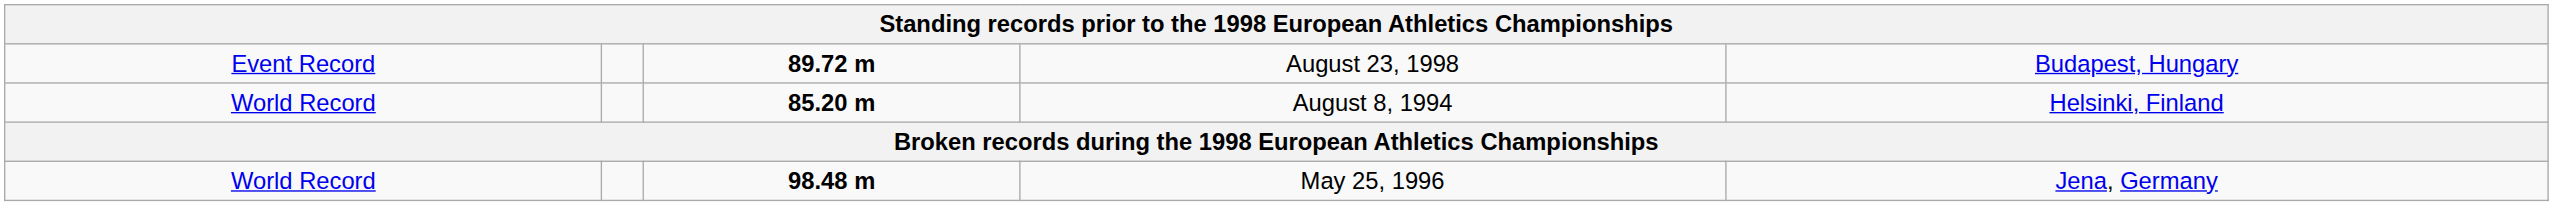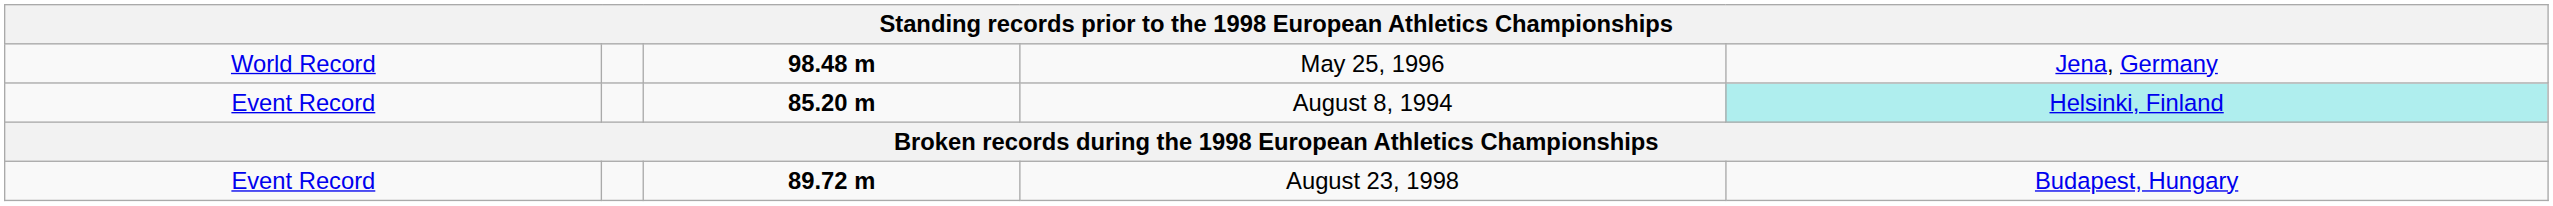rows swapped: (1373, 180) <-> (1373, 62)
(303, 102) World Record -> (303, 102) Event Record
(2137, 102) no background -> (2137, 102) paleturquoise background
